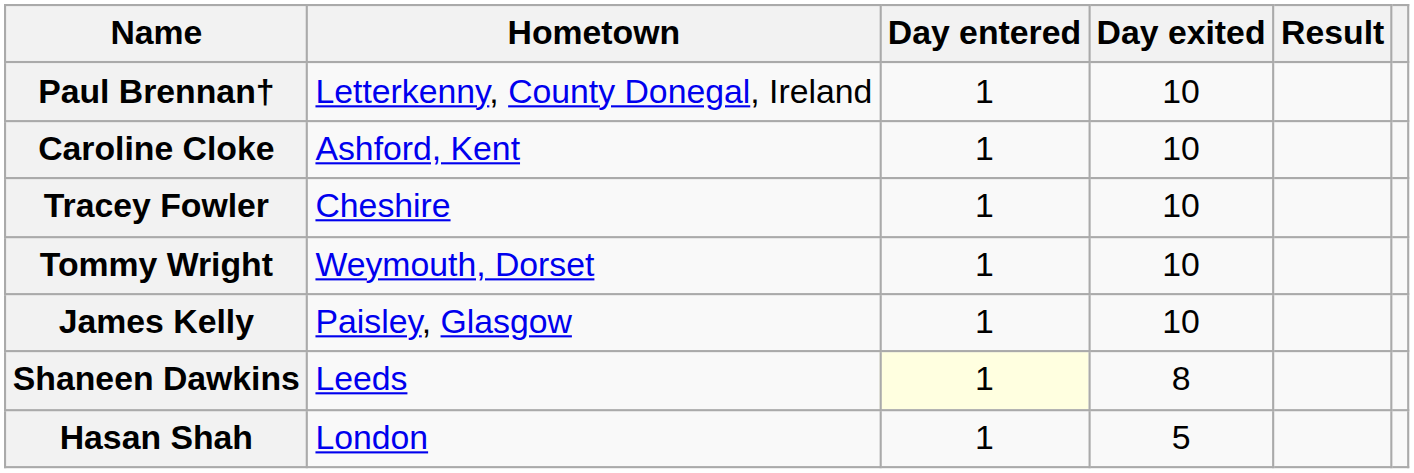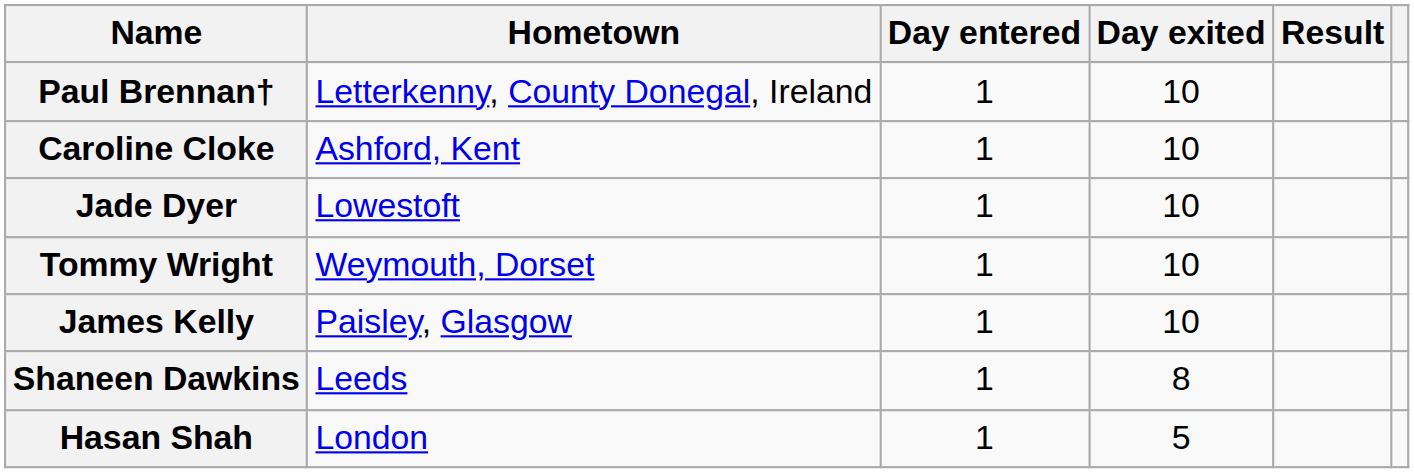- row: (156, 206)
+ row: (156, 206)
(984, 379) lightyellow background -> (984, 379) no background
